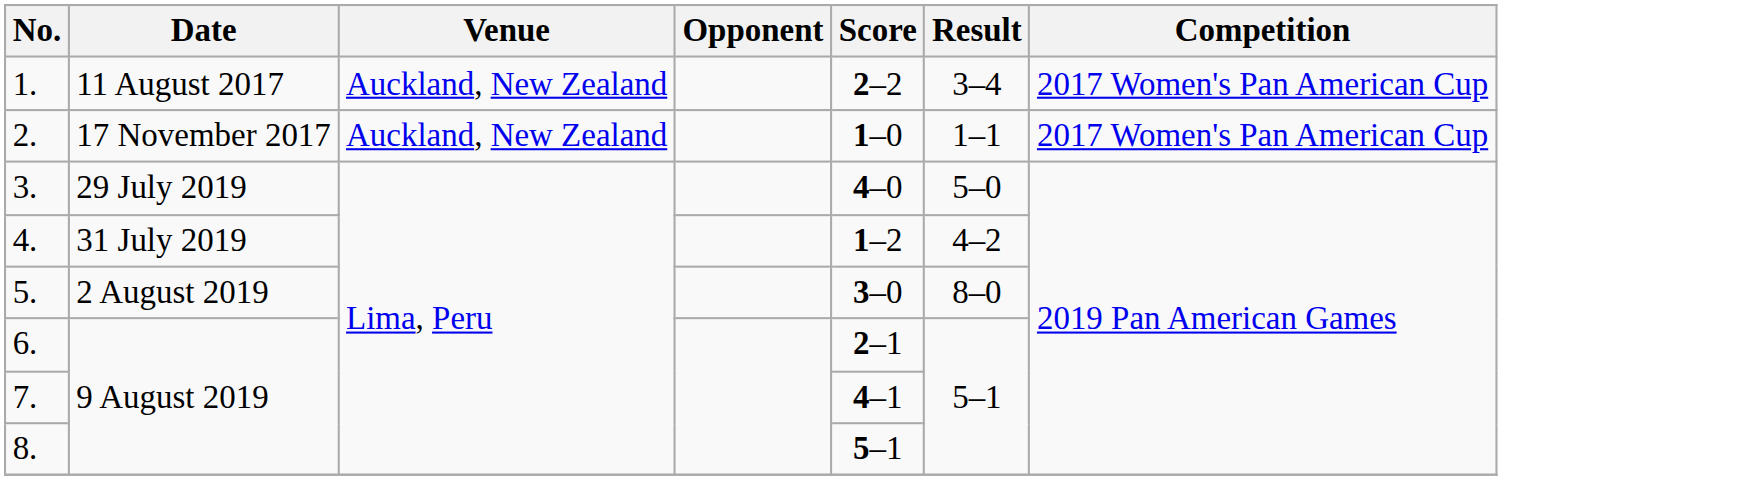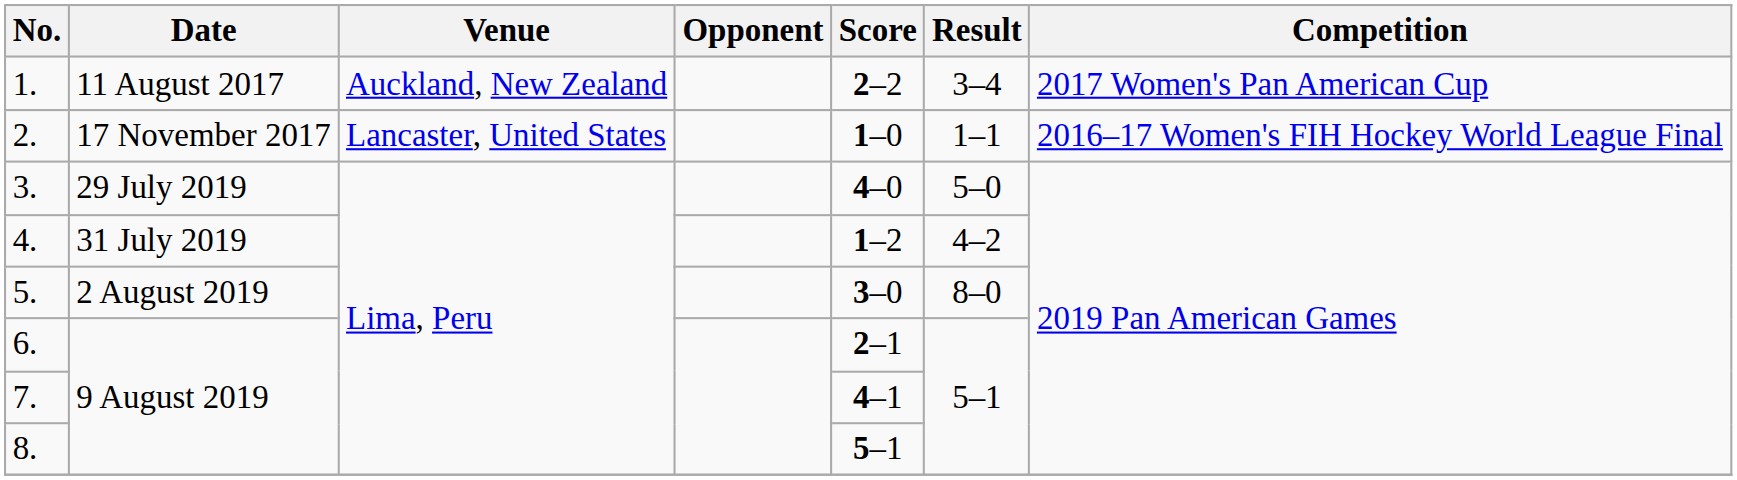(507, 135) Auckland, New Zealand -> (506, 135) Lancaster, United States
(1263, 135) 2017 Women's Pan American Cup -> (1380, 135) 2016–17 Women's FIH Hockey World League Final
